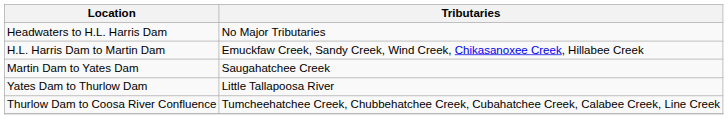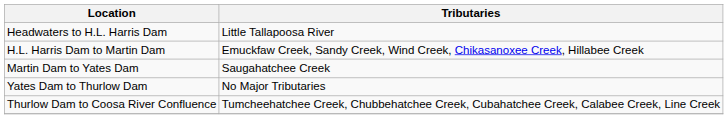(274, 31) No Major Tributaries -> (278, 31) Little Tallapoosa River
(278, 86) Little Tallapoosa River -> (274, 86) No Major Tributaries
